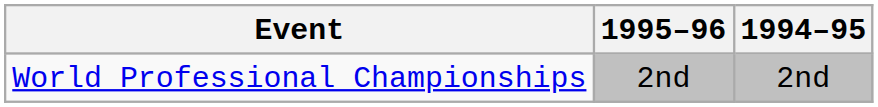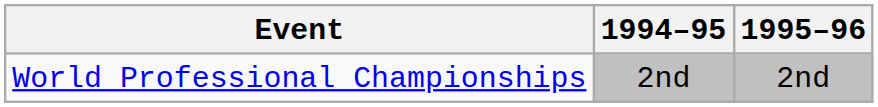columns swapped: (803, 30) <-> (663, 30)
